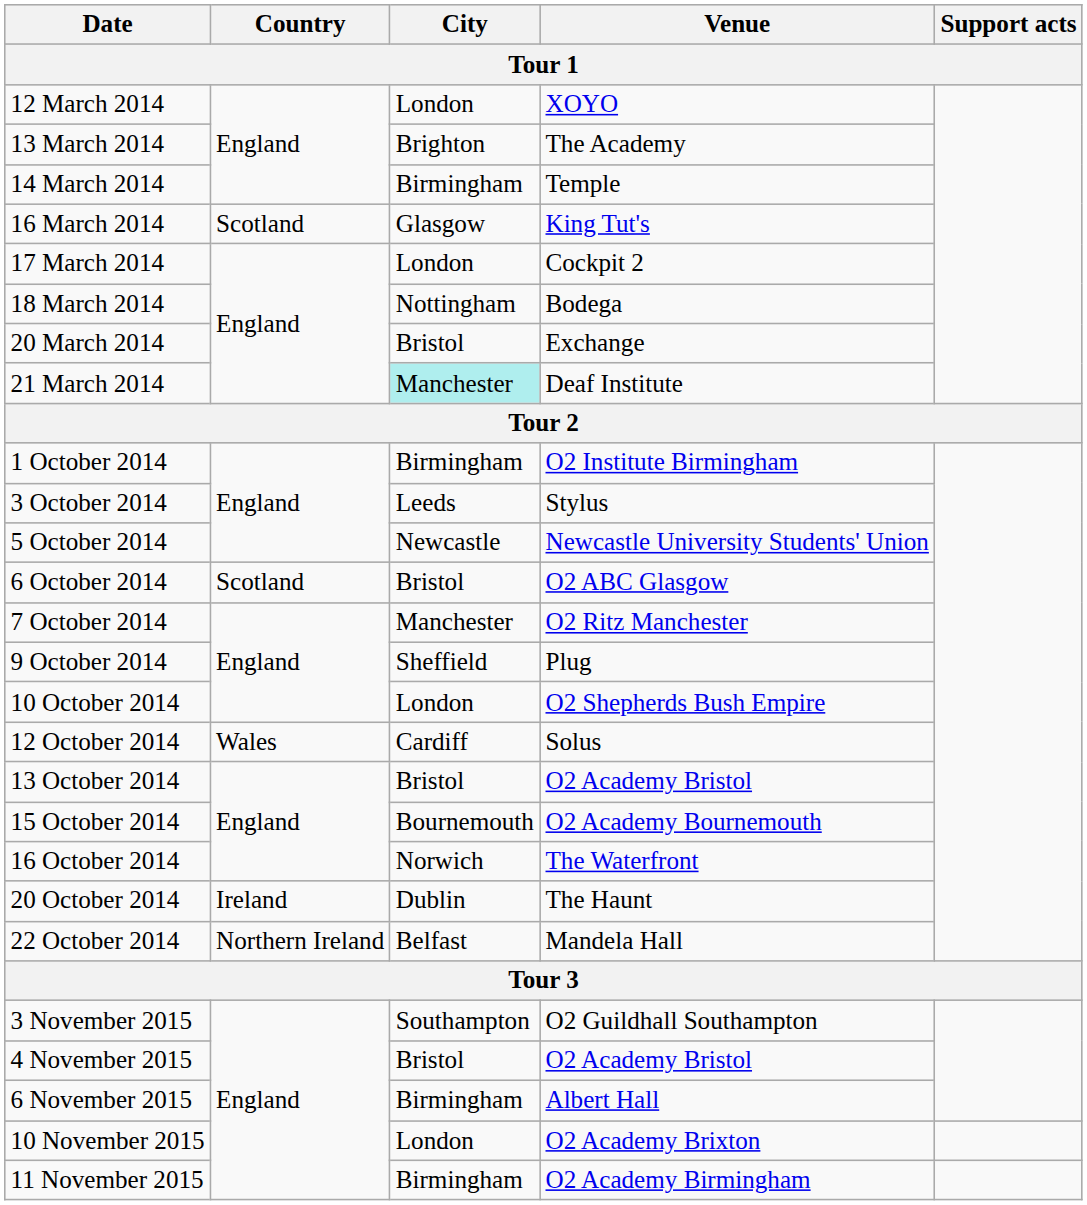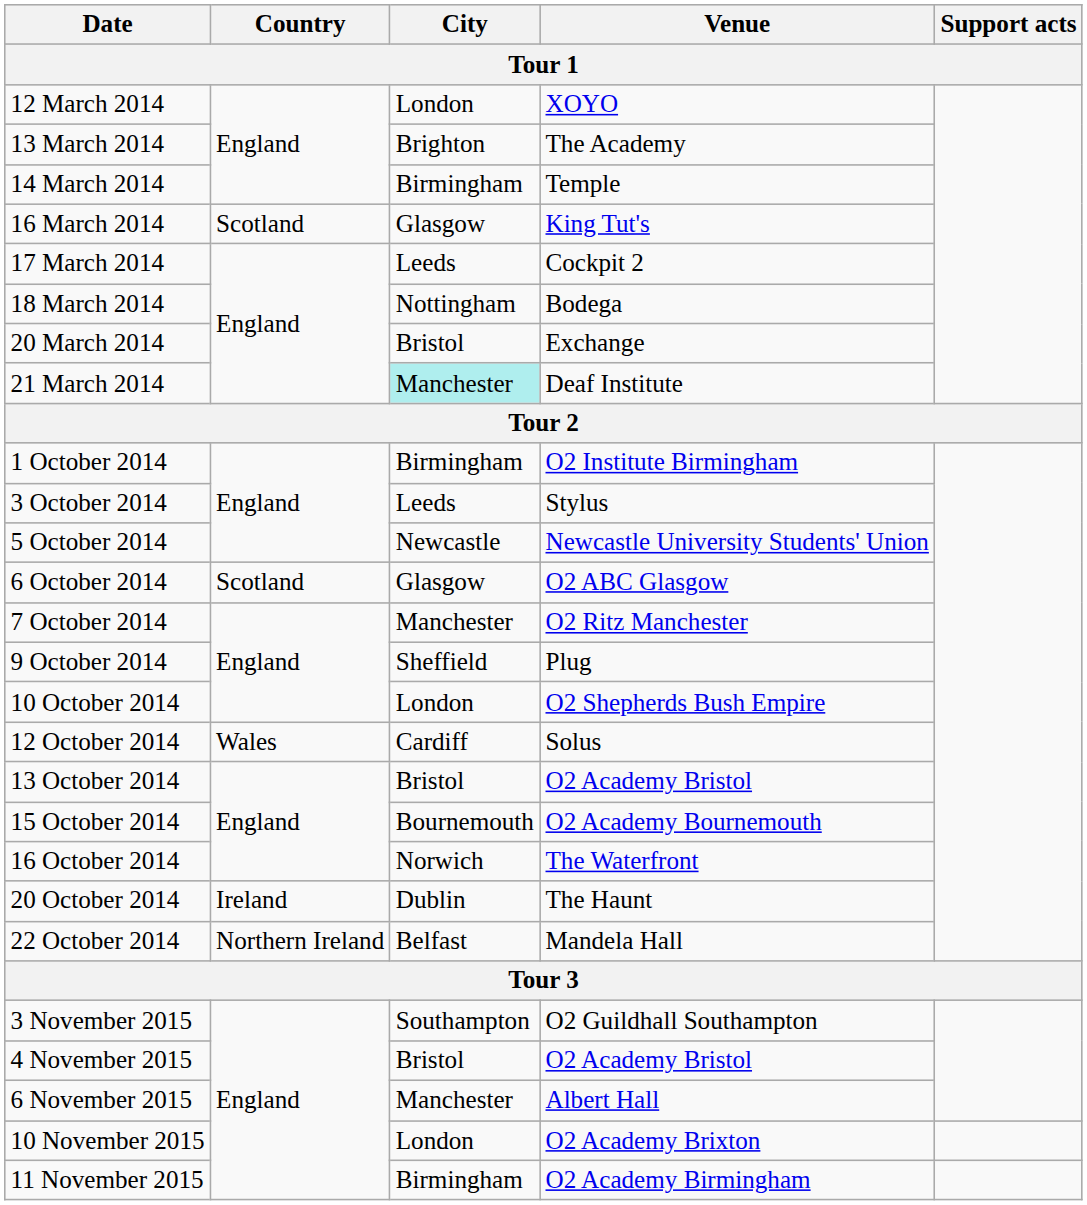(435, 263) London -> (426, 263) Leeds
(430, 582) Bristol -> (440, 582) Glasgow
(459, 1100) Birmingham -> (454, 1100) Manchester
